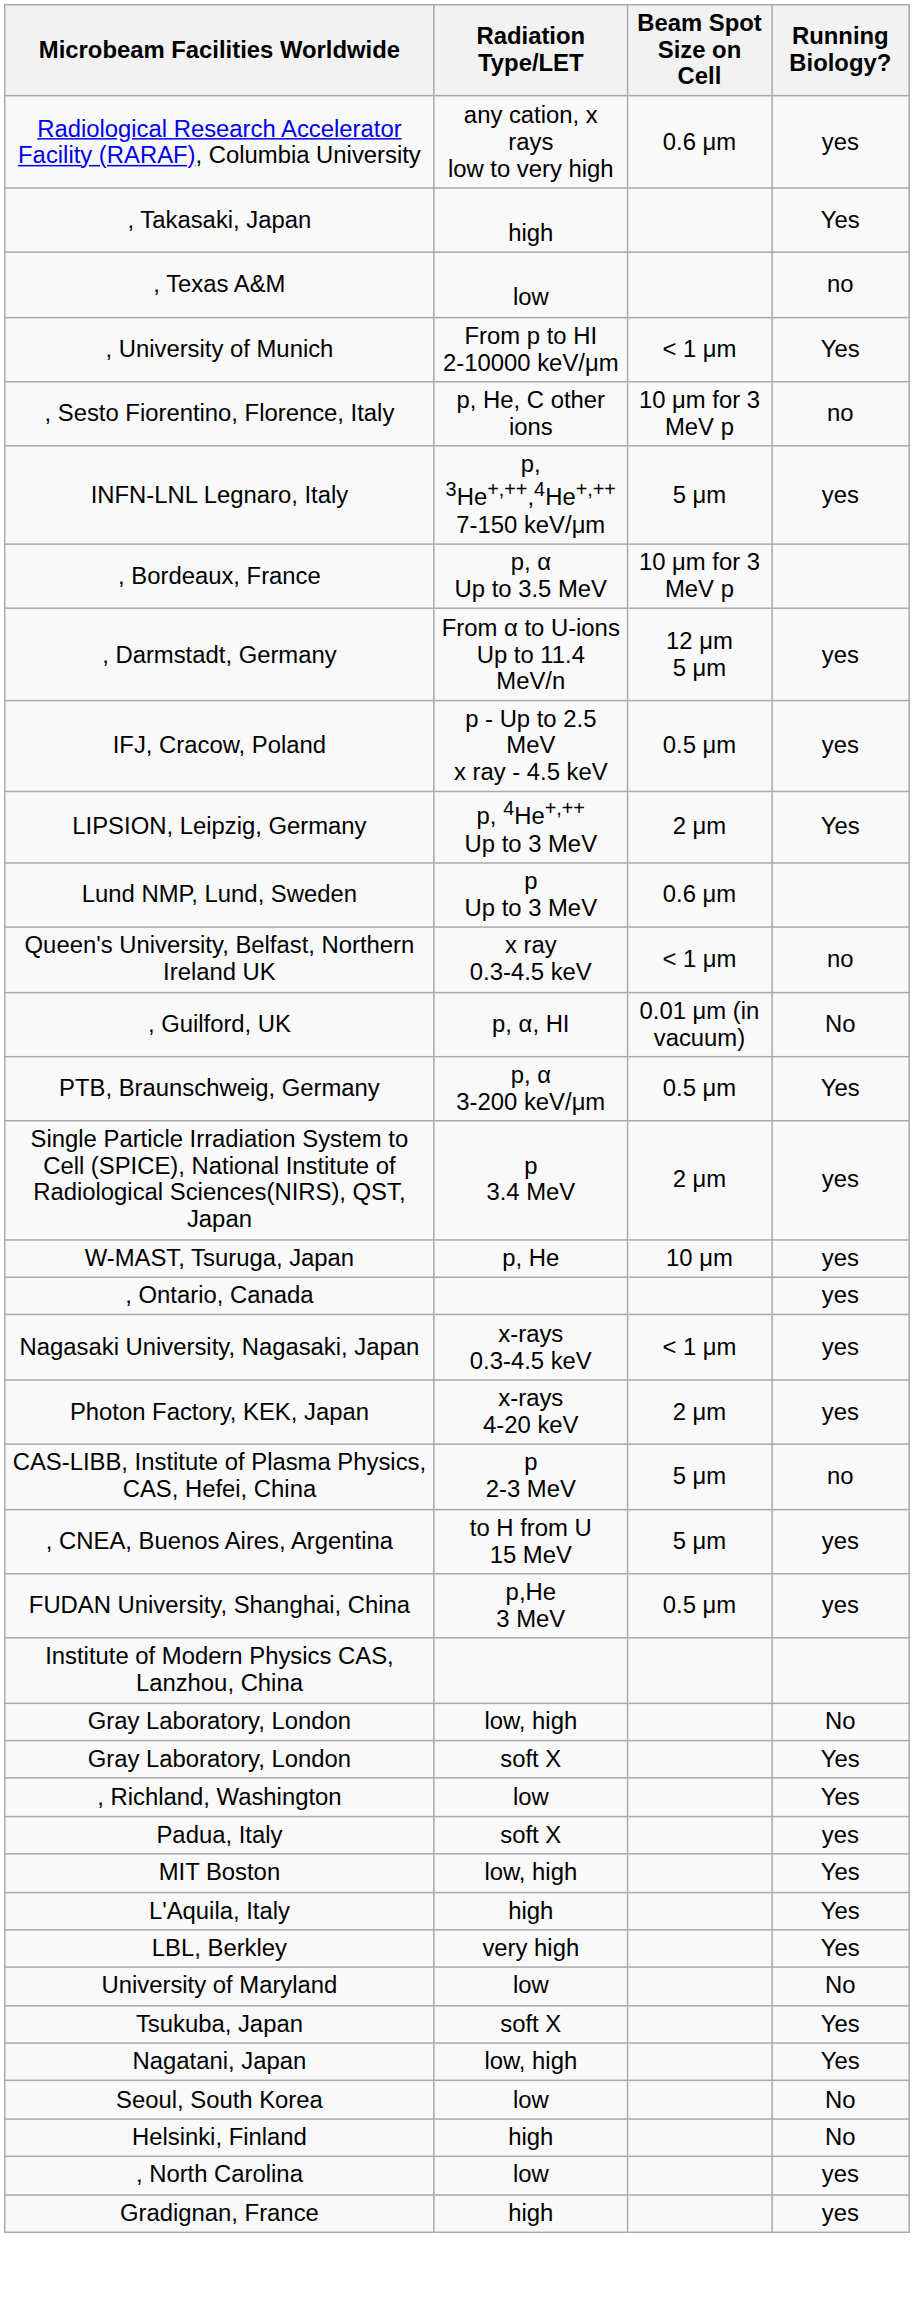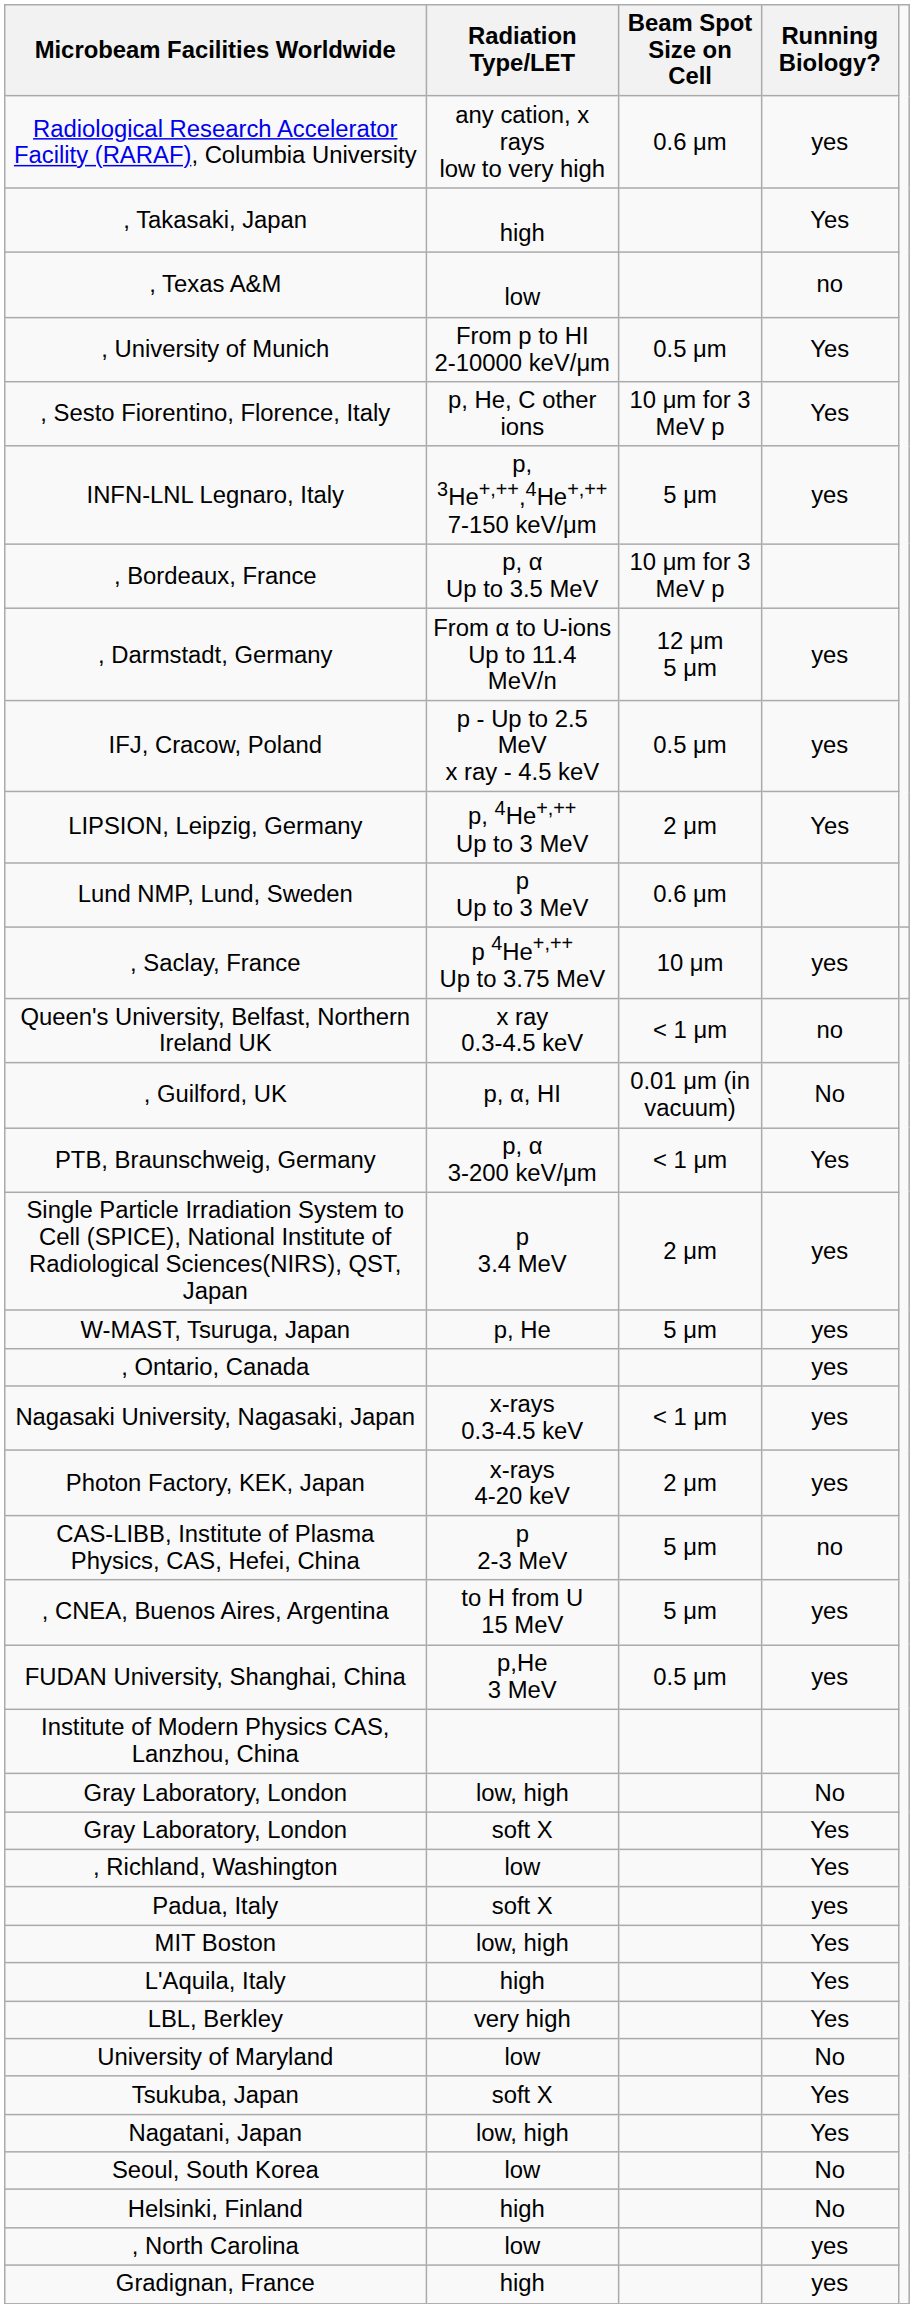(699, 348) < 1 μm -> (690, 348) 0.5 μm
(840, 413) no -> (830, 413) Yes
+ row: (215, 962)
(699, 1088) 0.5 μm -> (690, 1159) < 1 μm
(699, 1258) 10 μm -> (690, 1329) 5 μm
